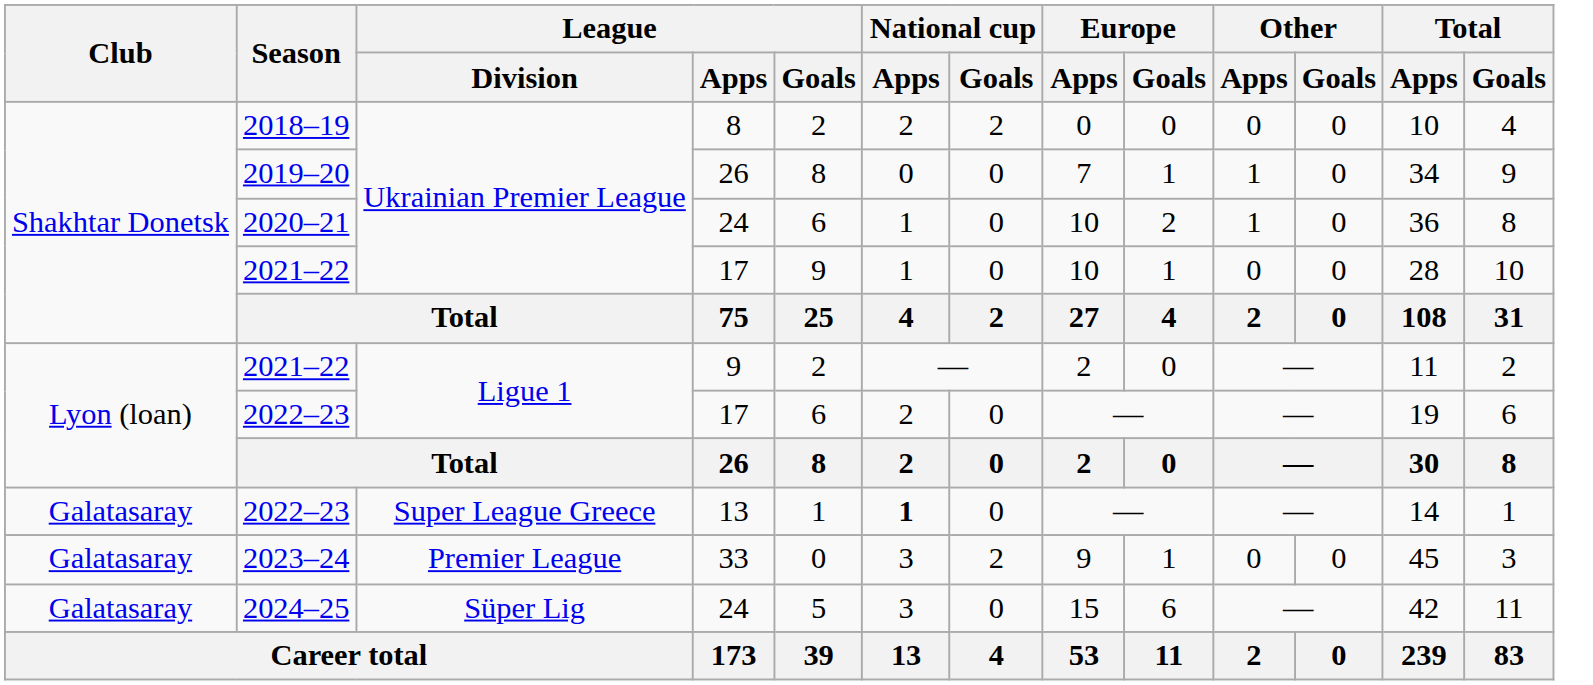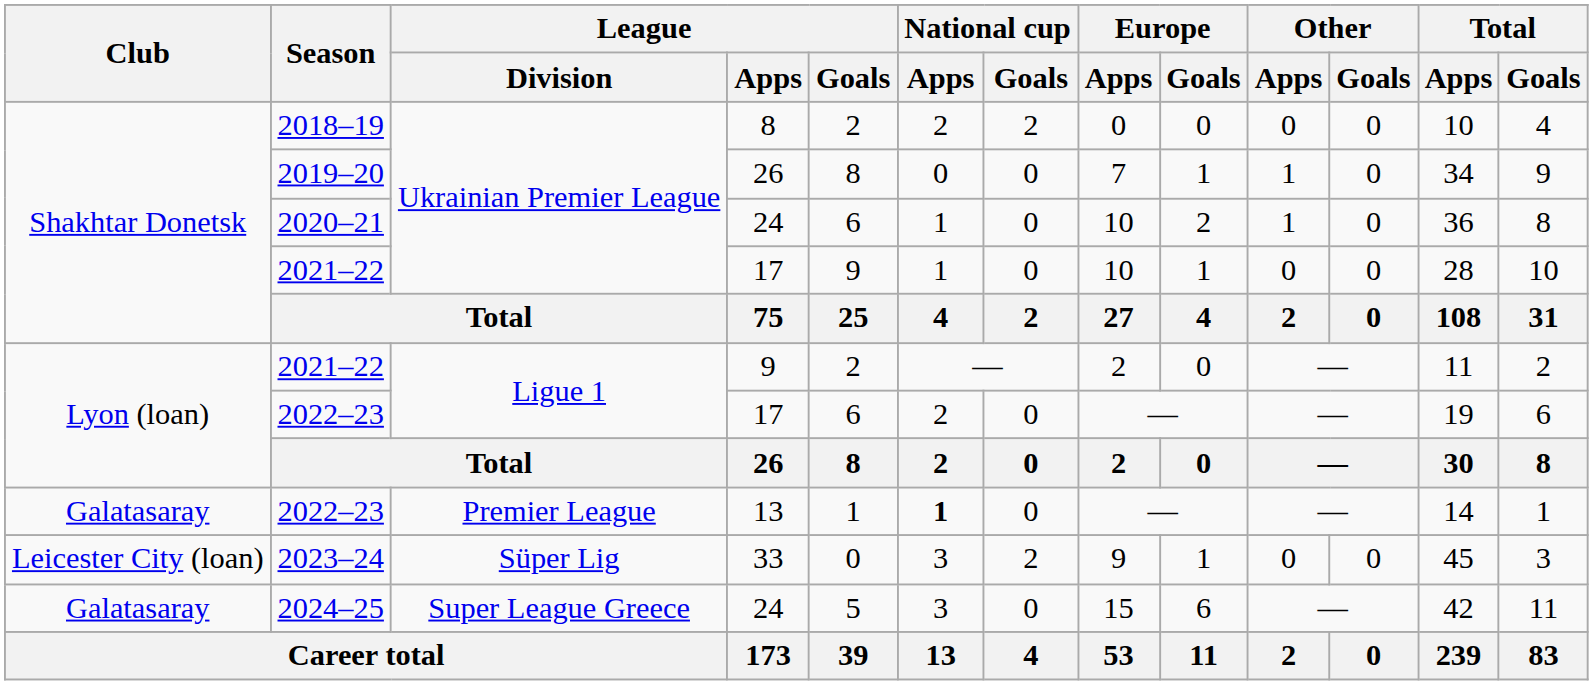(525, 510) Super League Greece -> (559, 510) Premier League
(120, 558) Galatasaray -> (138, 558) Leicester City (loan)
(525, 558) Premier League -> (559, 558) Süper Lig
(525, 607) Süper Lig -> (559, 607) Super League Greece
